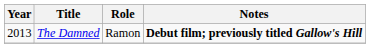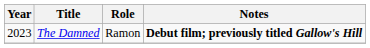(19, 33) 2013 -> (19, 33) 2023
